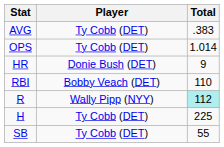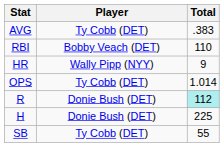rows swapped: (20, 47) <-> (20, 82)
(112, 64) Donie Bush (DET) -> (112, 64) Wally Pipp (NYY)
(112, 99) Wally Pipp (NYY) -> (112, 99) Donie Bush (DET)
(112, 116) Ty Cobb (DET) -> (112, 116) Donie Bush (DET)
